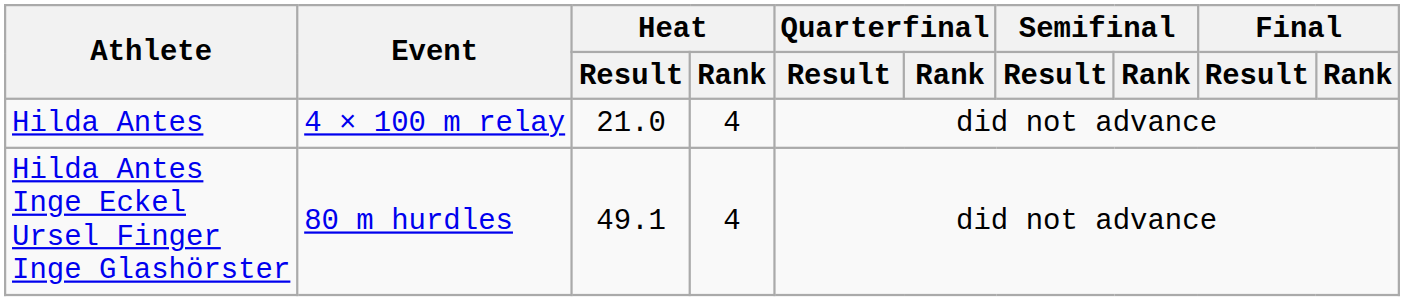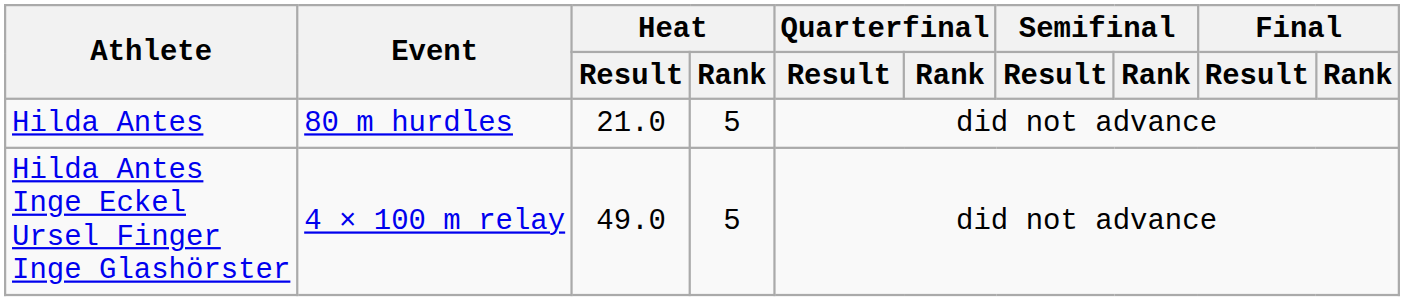(435, 123) 4 × 100 m relay -> (409, 123) 80 m hurdles
(732, 123) 4 -> (732, 123) 5
(409, 221) 80 m hurdles -> (435, 221) 4 × 100 m relay
(631, 221) 49.1 -> (631, 221) 49.0
(732, 221) 4 -> (732, 221) 5
